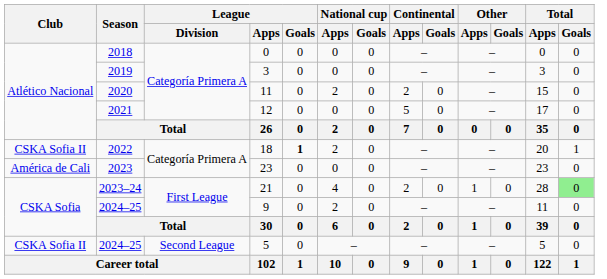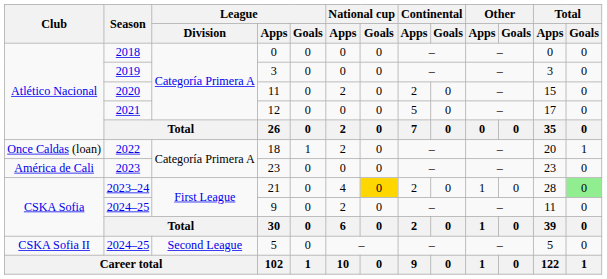(50, 149) CSKA Sofia II -> (54, 149) Once Caldas (loan)
(300, 149) bold -> (308, 149) normal
(371, 187) no background -> (379, 187) gold background
